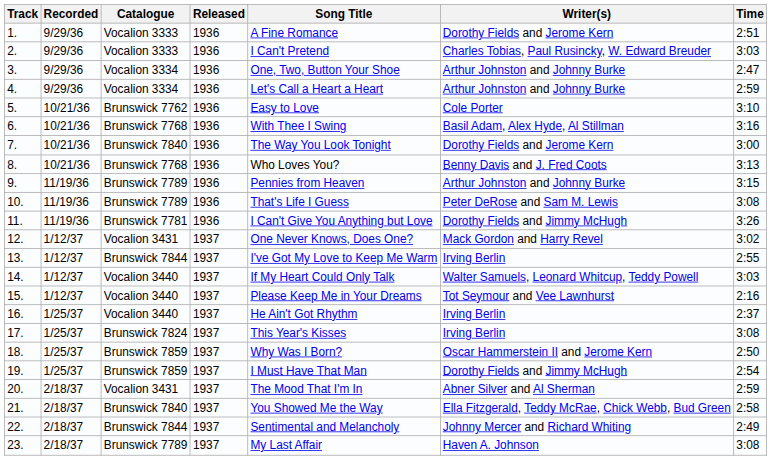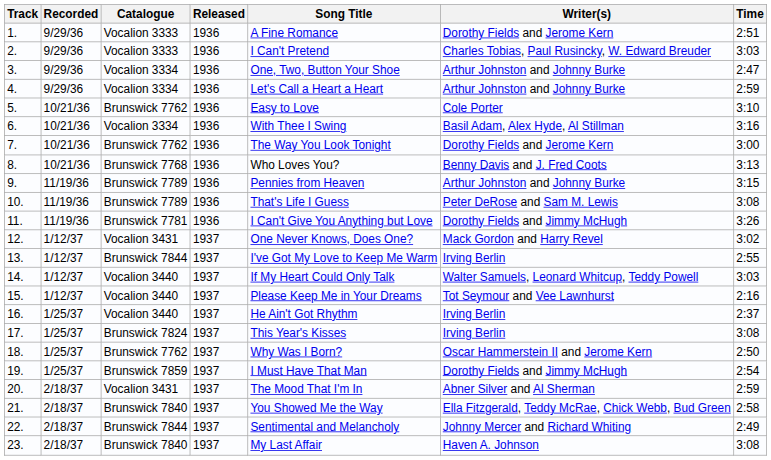(146, 127) Brunswick 7768 -> (141, 127) Vocalion 3334
(146, 145) Brunswick 7840 -> (146, 145) Brunswick 7762
(146, 352) Brunswick 7859 -> (146, 352) Brunswick 7762
(146, 446) Brunswick 7789 -> (146, 446) Brunswick 7840
